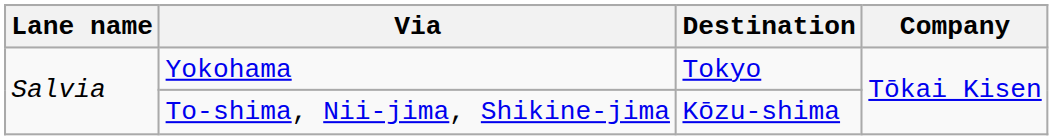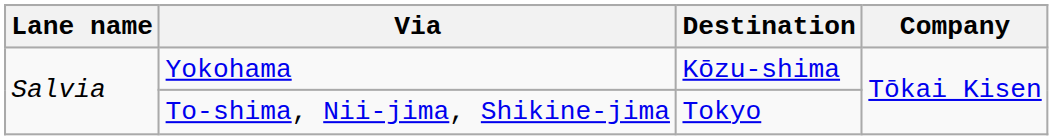(722, 69) Tokyo -> (761, 69) Kōzu-shima
(761, 112) Kōzu-shima -> (722, 112) Tokyo
